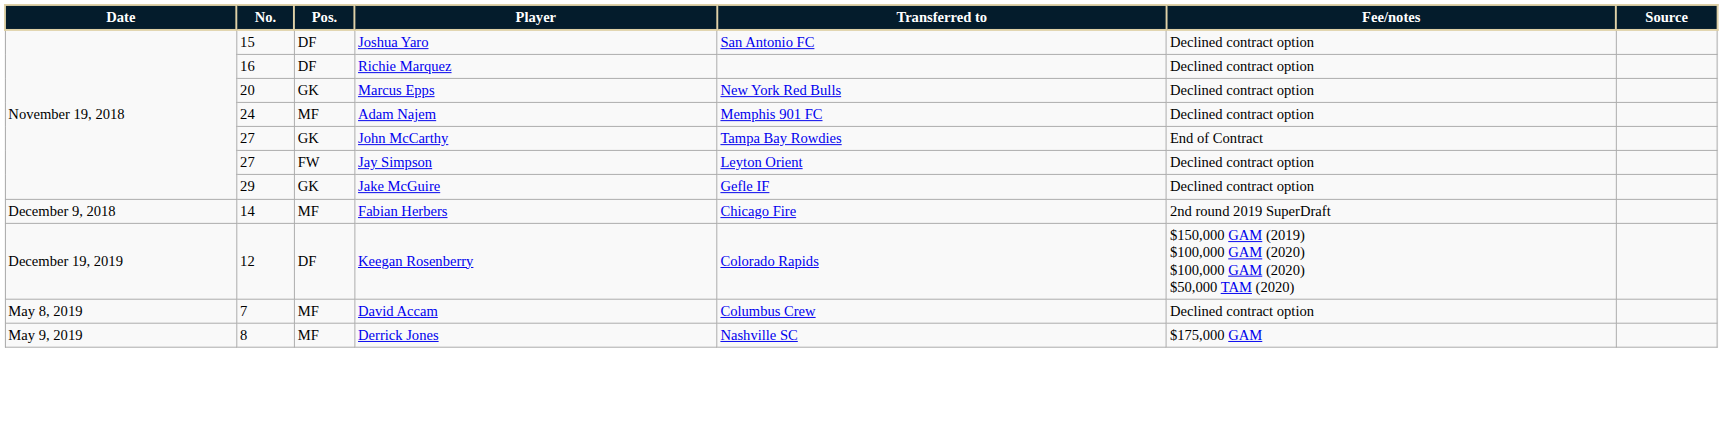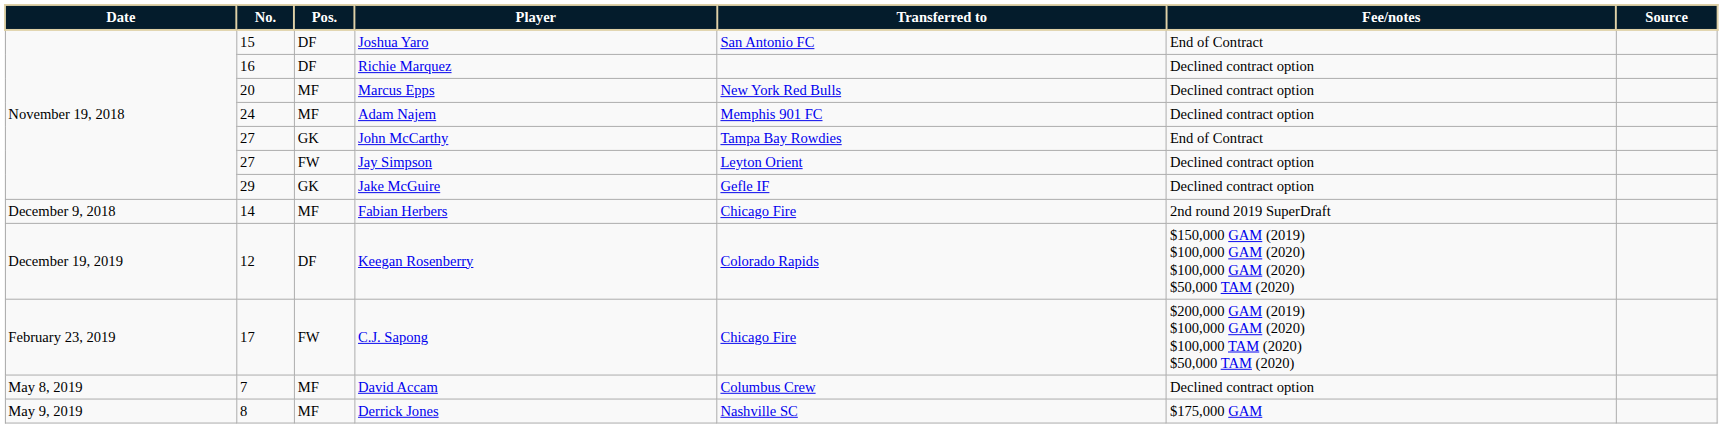(1242, 42) Declined contract option -> (1216, 42) End of Contract
(308, 90) GK -> (308, 90) MF
+ row: (393, 336)
